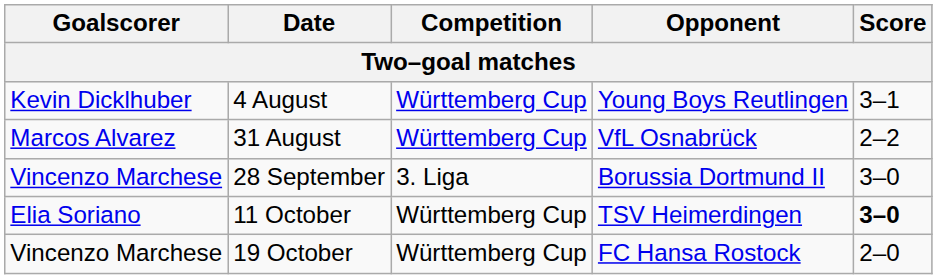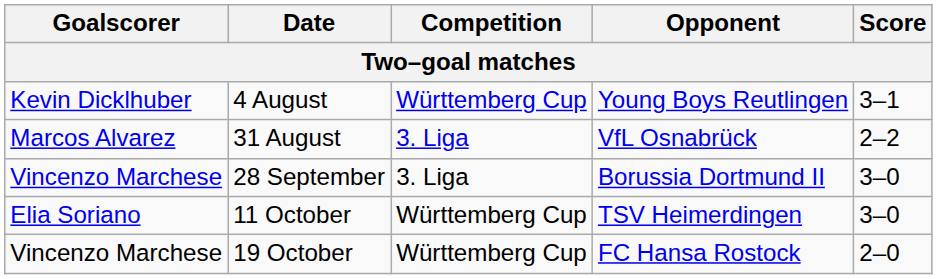(491, 138) Württemberg Cup -> (432, 138) 3. Liga
(880, 215) bold -> (880, 215) normal
